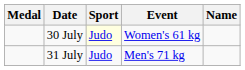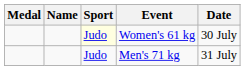columns swapped: (222, 15) <-> (65, 15)
